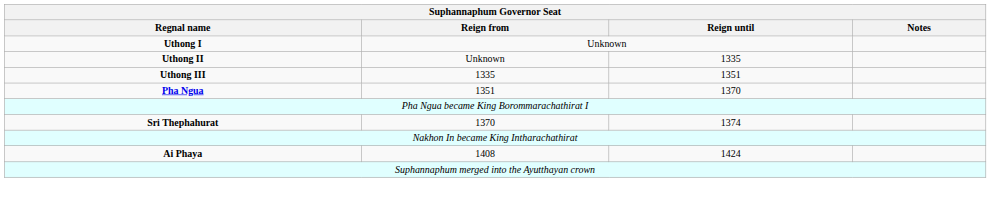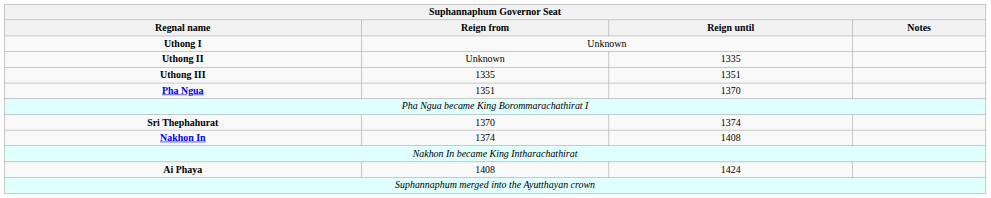+ row: (183, 138)
